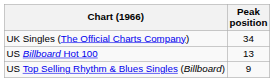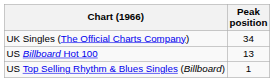(248, 69) 9 -> (248, 69) 1
